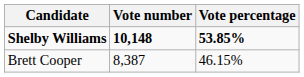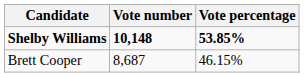(129, 60) 8,387 -> (129, 60) 8,687
